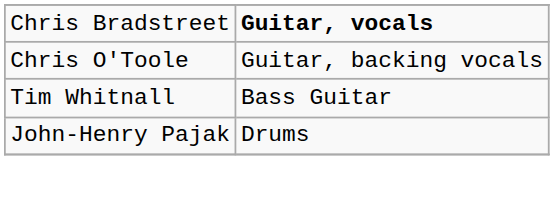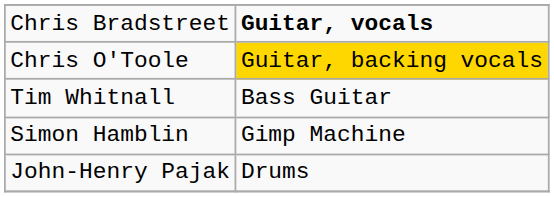(392, 61) no background -> (392, 61) gold background
+ row: (100, 135)
